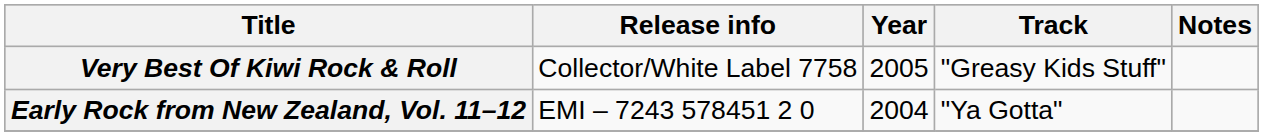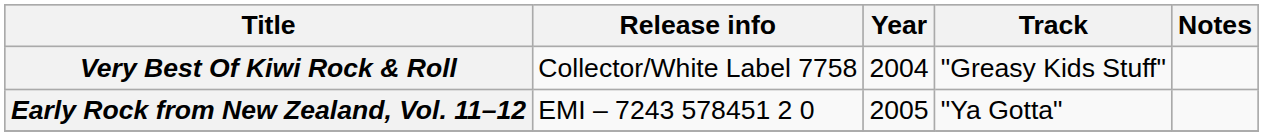(899, 67) 2005 -> (899, 67) 2004
(899, 109) 2004 -> (899, 109) 2005
